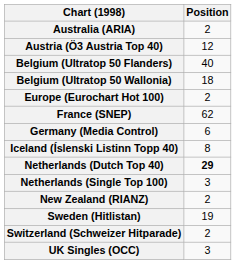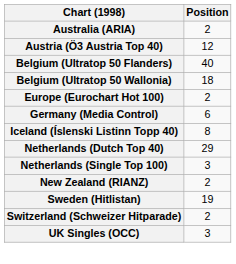- row: (94, 115)
(207, 166) bold -> (207, 149) normal
